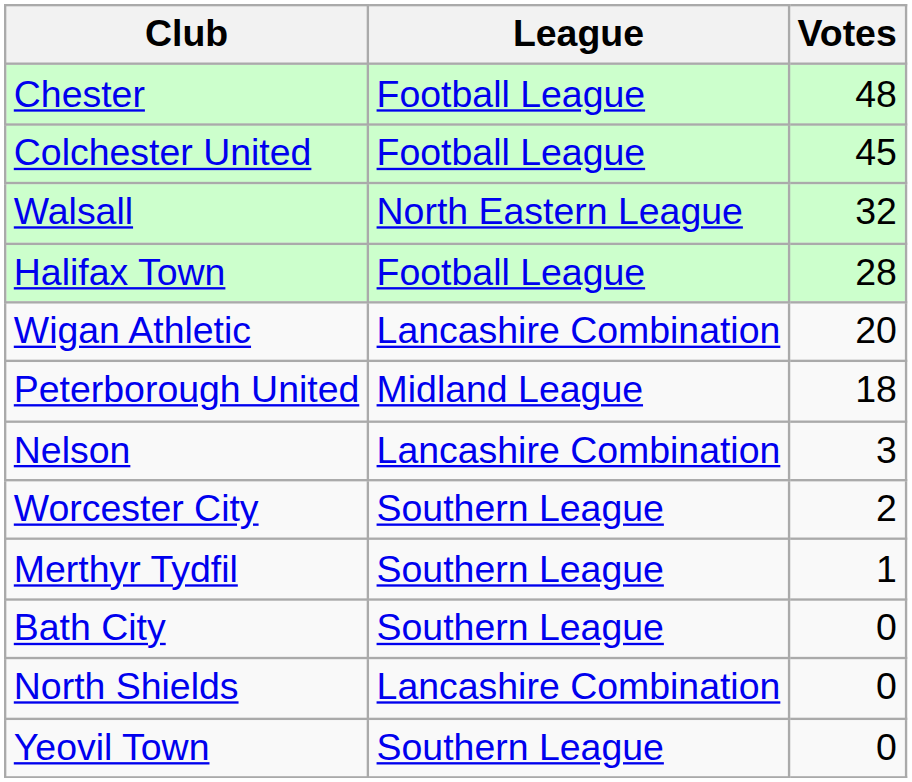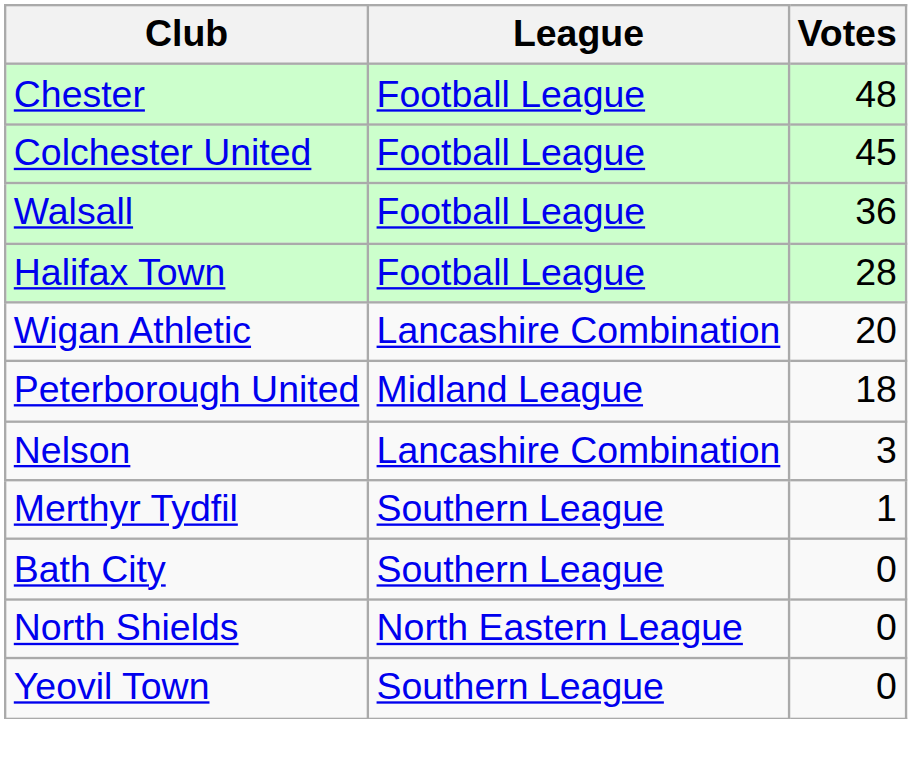(560, 212) North Eastern League -> (511, 212) Football League
(876, 212) 32 -> (876, 212) 36
- row: (136, 509)
(578, 687) Lancashire Combination -> (560, 627) North Eastern League
